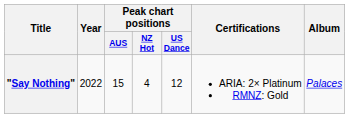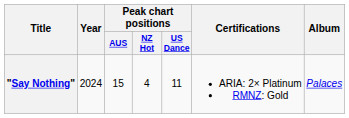(91, 84) 2022 -> (91, 84) 2024
(177, 84) 12 -> (177, 84) 11
